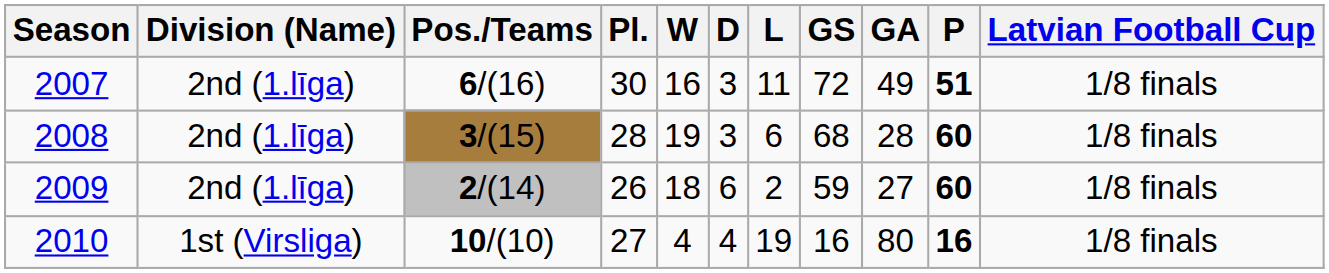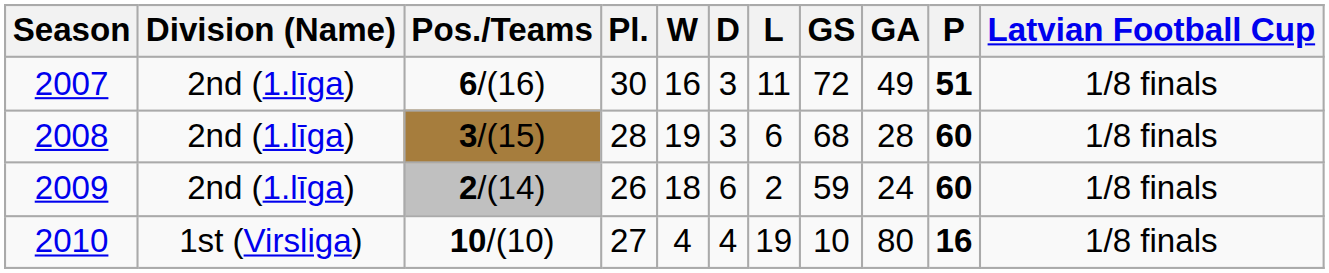(895, 188) 27 -> (895, 188) 24
(831, 240) 16 -> (831, 240) 10
